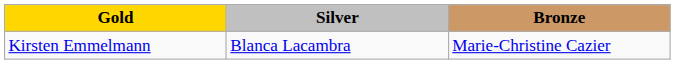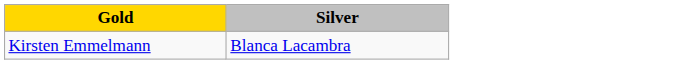- column: (559, 18)
